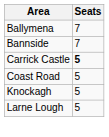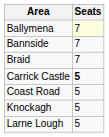(77, 28) no background -> (77, 28) lightyellow background
+ row: (18, 60)
